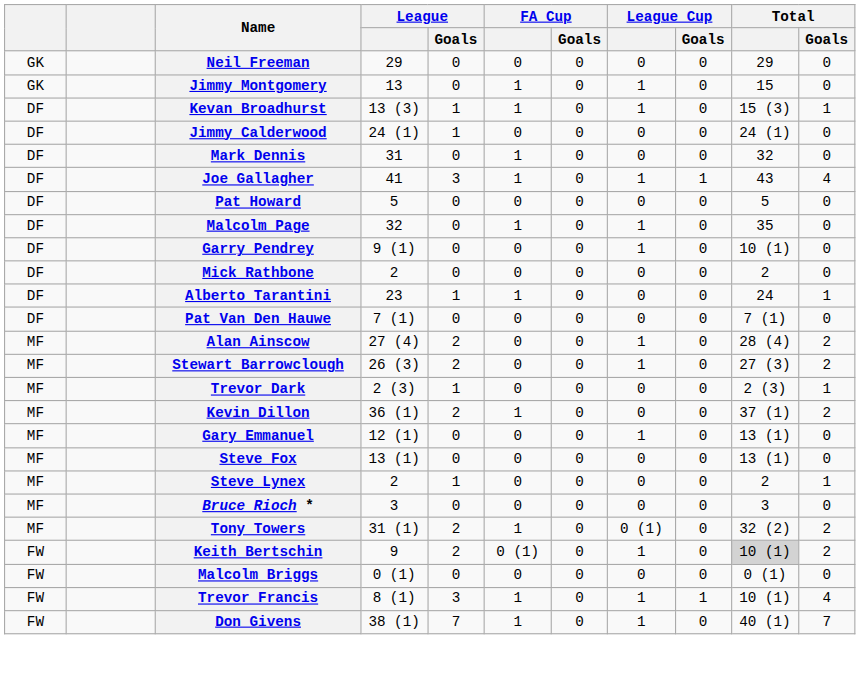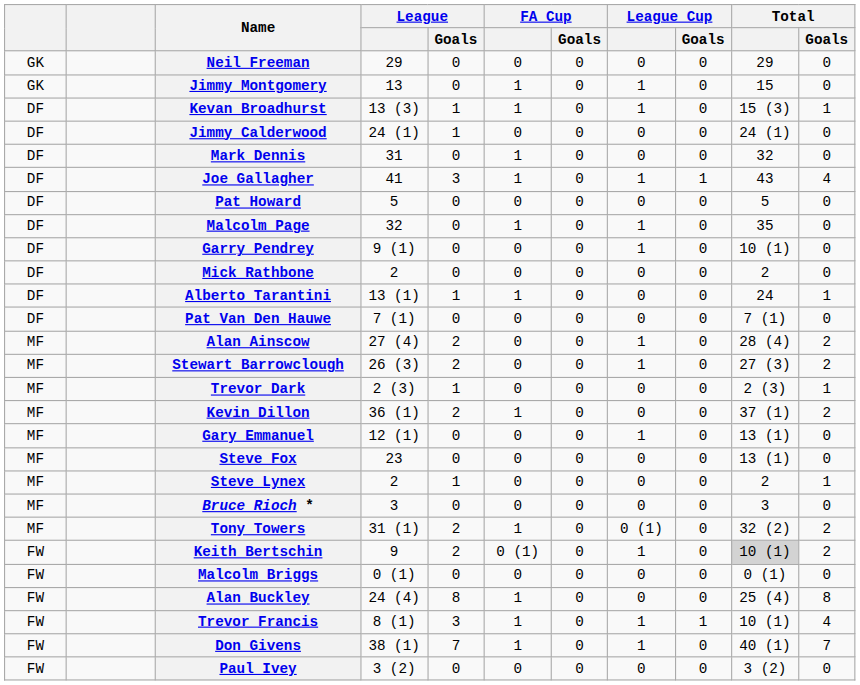(394, 296) 23 -> (394, 296) 13 (1)
(394, 459) 13 (1) -> (394, 459) 23
+ row: (258, 599)
+ row: (258, 669)
